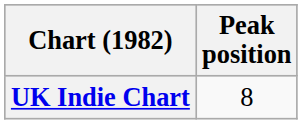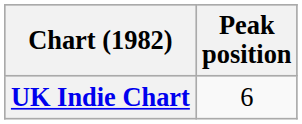(247, 97) 8 -> (247, 97) 6
